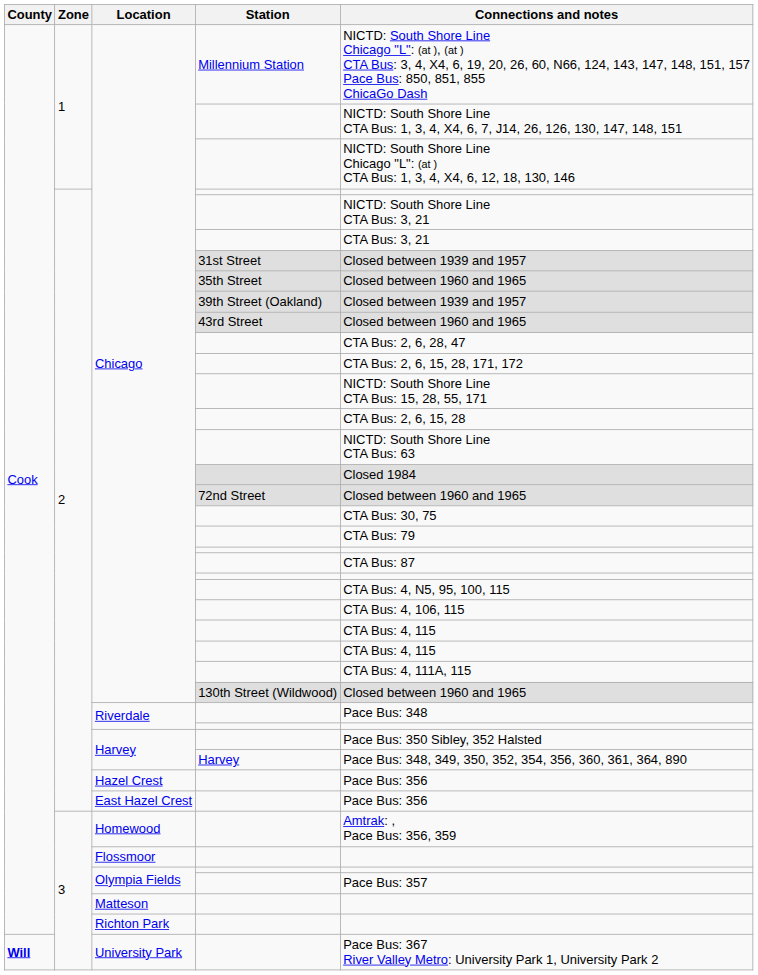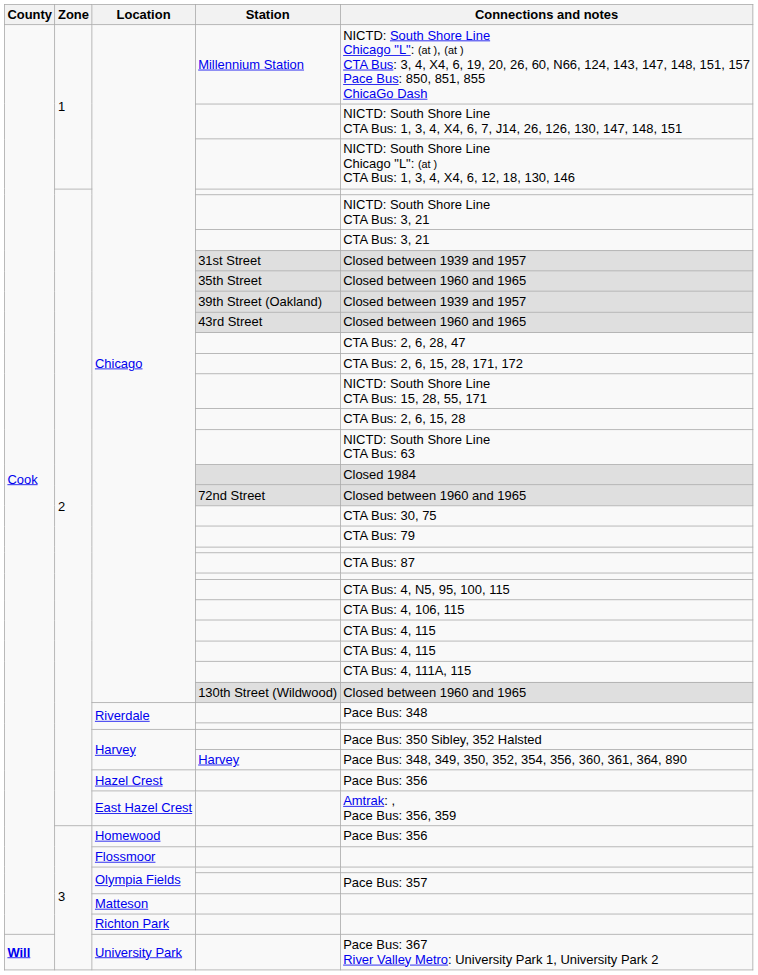(385, 801) Pace Bus: 356 -> (400, 808) Amtrak: , Pace Bus: 356, 359
(400, 828) Amtrak: , Pace Bus: 356, 359 -> (385, 836) Pace Bus: 356
